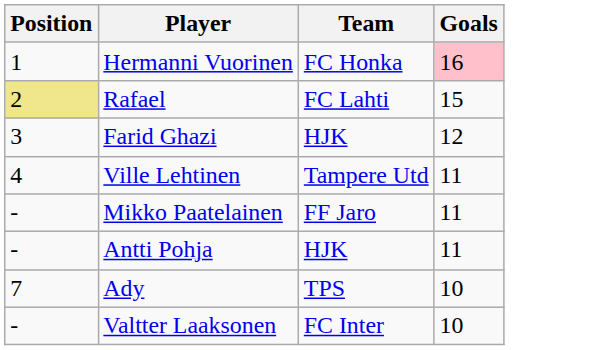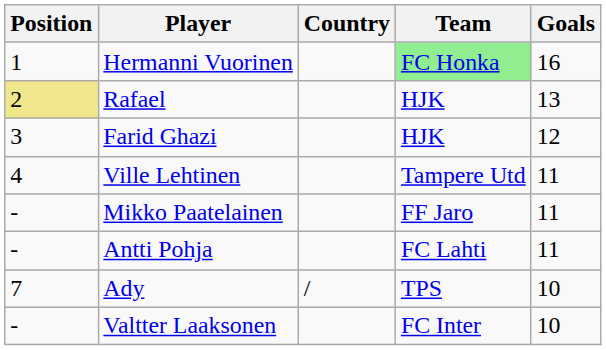+ column: (347, 23)
(353, 61) no background -> (450, 61) lightgreen background
(451, 61) pink background -> (549, 61) no background
(347, 99) FC Lahti -> (423, 99) HJK
(451, 99) 15 -> (549, 99) 13
(326, 250) HJK -> (444, 250) FC Lahti
